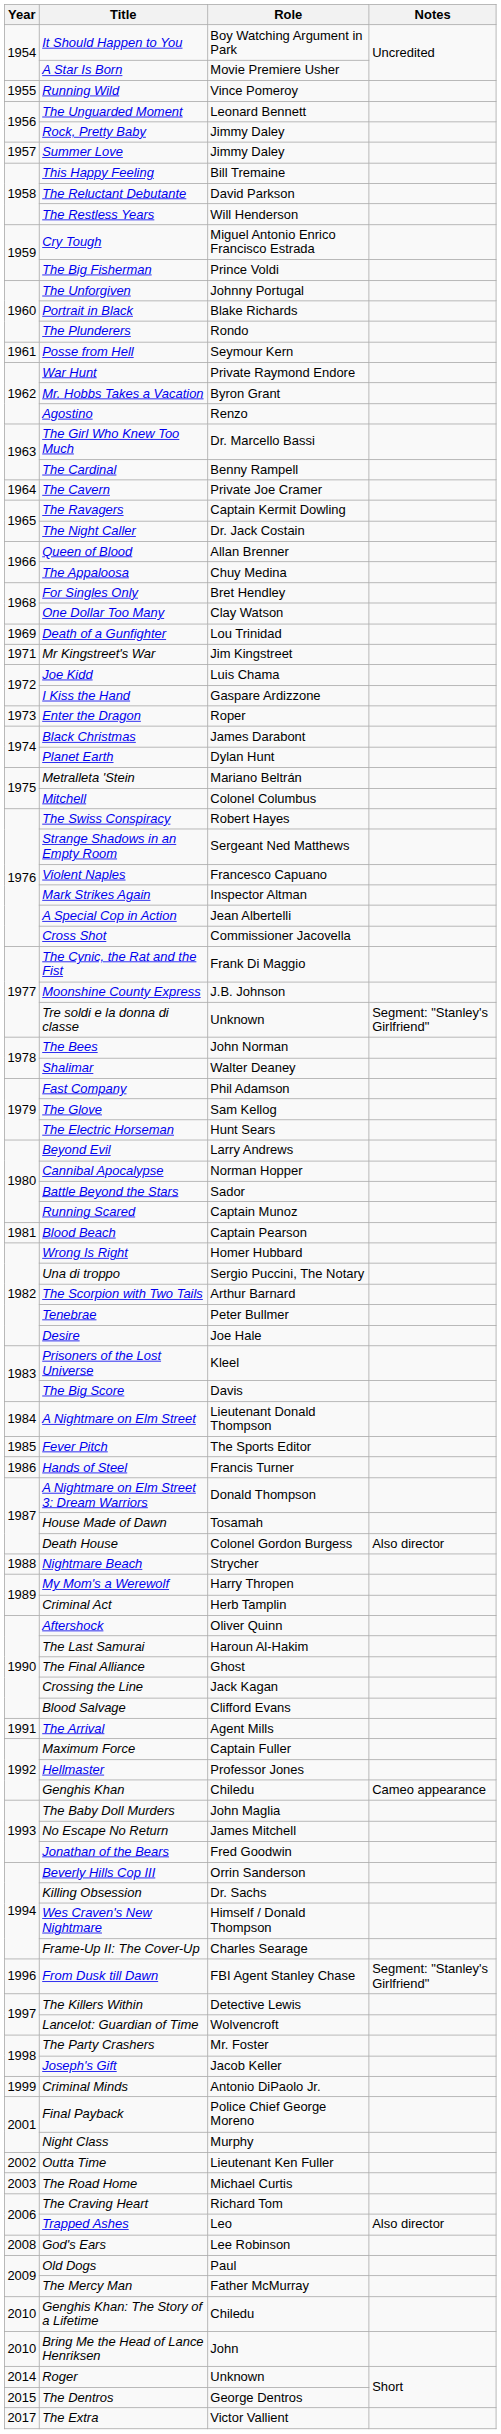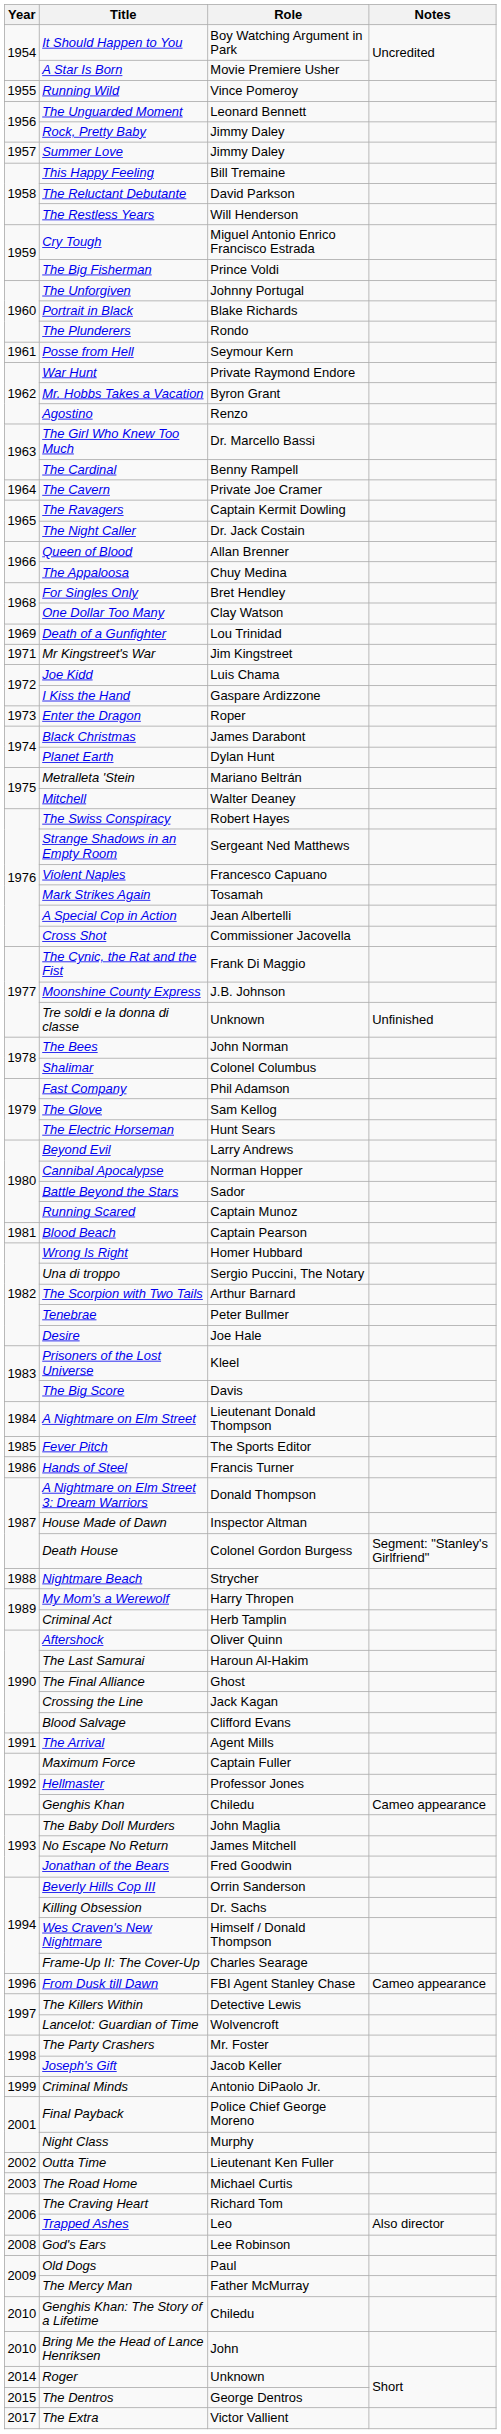(263, 798) Colonel Columbus -> (253, 798) Walter Deaney
(259, 895) Inspector Altman -> (237, 895) Tosamah
(430, 1019) Segment: "Stanley's Girlfriend" -> (403, 1019) Unfinished
(253, 1068) Walter Deaney -> (263, 1068) Colonel Columbus
(237, 1523) Tosamah -> (259, 1523) Inspector Altman
(408, 1543) Also director -> (430, 1550) Segment: "Stanley's Girlfriend"
(430, 1976) Segment: "Stanley's Girlfriend" -> (429, 1983) Cameo appearance
